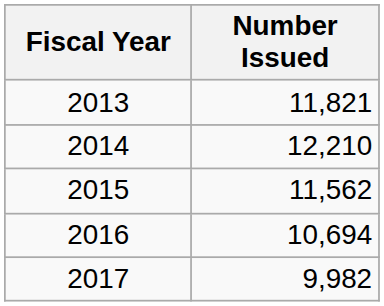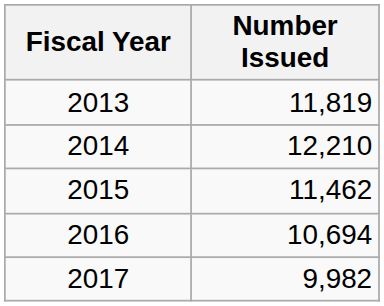(331, 102) 11,821 -> (331, 102) 11,819
(331, 190) 11,562 -> (331, 190) 11,462
